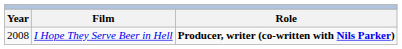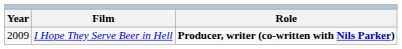(18, 35) 2008 -> (18, 35) 2009
